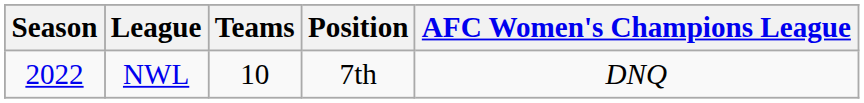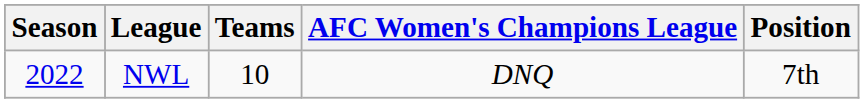columns swapped: (358, 27) <-> (636, 27)
